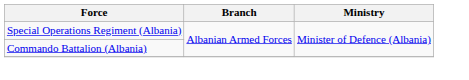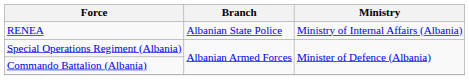+ row: (25, 30)
